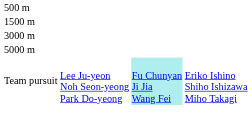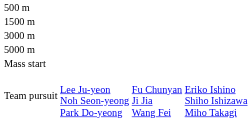+ row: (25, 64)
(157, 87) paleturquoise background -> (157, 101) no background
